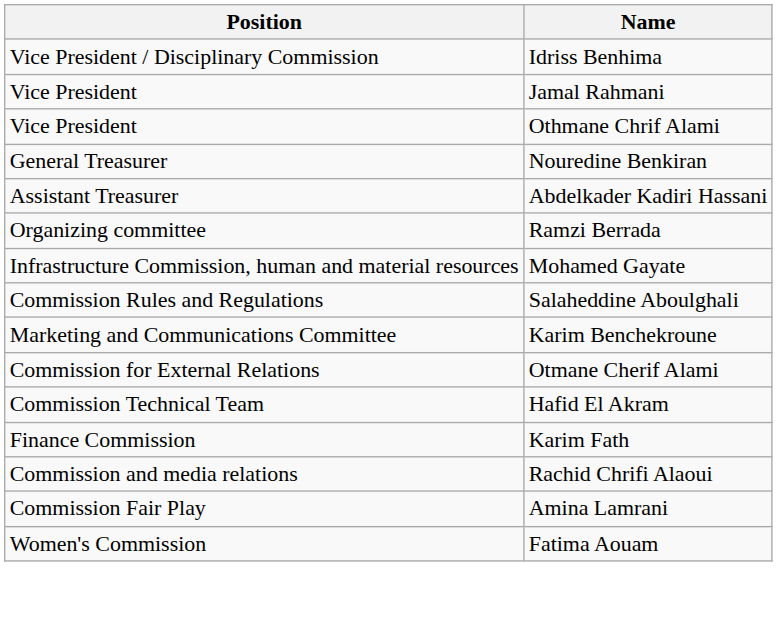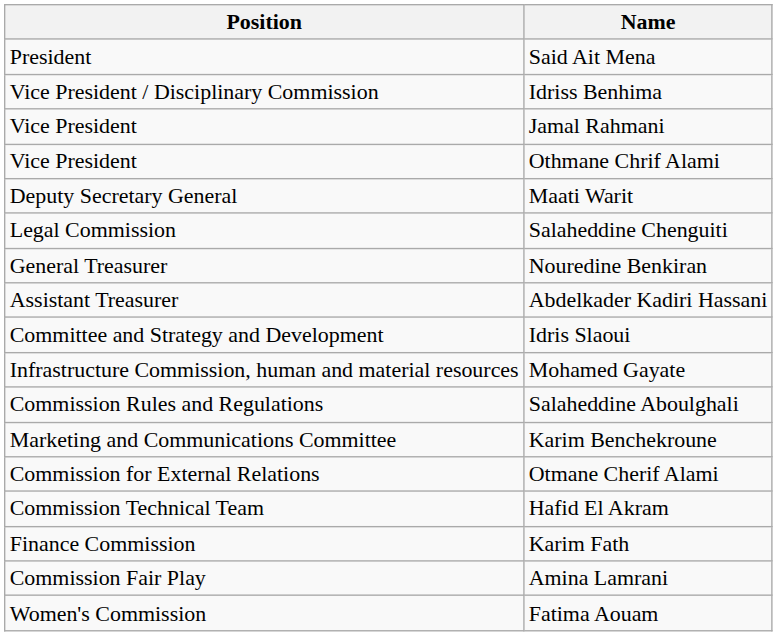+ row: (592, 56)
+ row: (581, 195)
+ row: (628, 230)
- row: (595, 230)
+ row: (580, 334)
- row: (621, 473)
